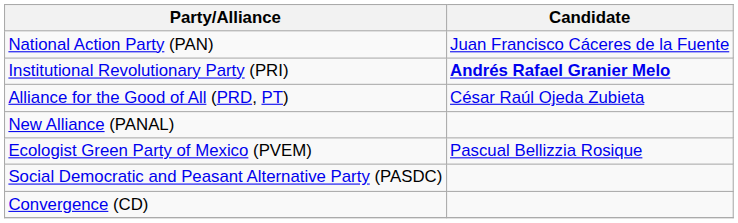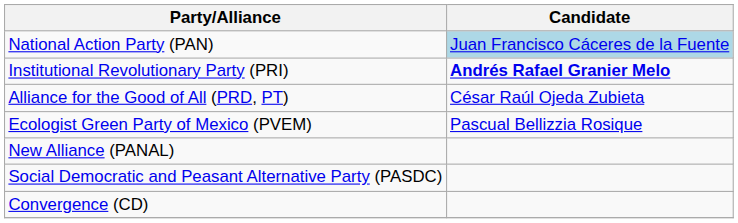(590, 44) no background -> (590, 44) lightblue background
rows swapped: (160, 151) <-> (91, 124)
